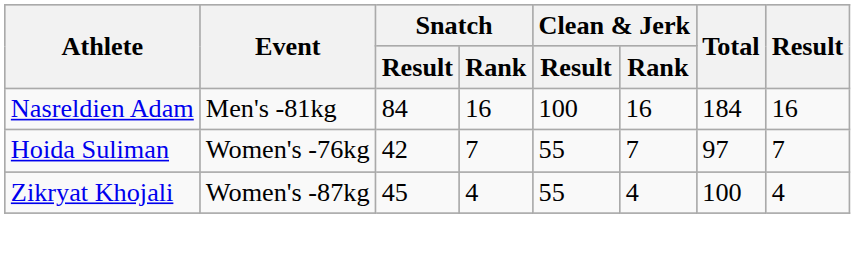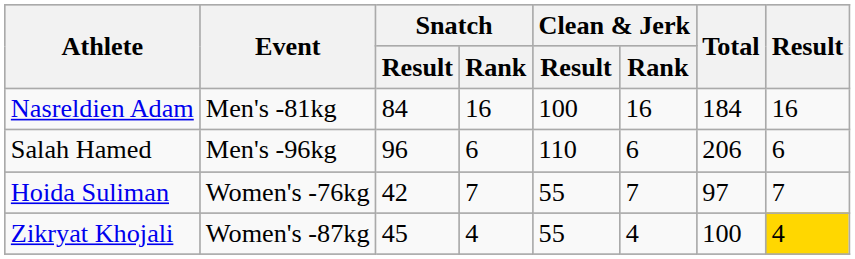+ row: (81, 150)
(778, 191) no background -> (778, 233) gold background
